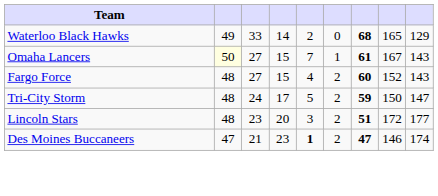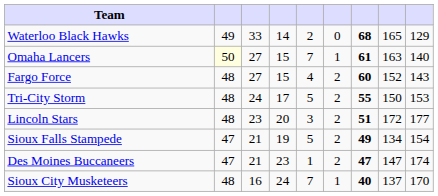(392, 56) 167 -> (392, 56) 163
(419, 56) 143 -> (419, 56) 140
(365, 98) 59 -> (365, 98) 55
(419, 98) 147 -> (419, 98) 153
+ row: (65, 139)
(310, 139) bold -> (310, 160) normal
(392, 139) 146 -> (392, 160) 147
+ row: (68, 181)
